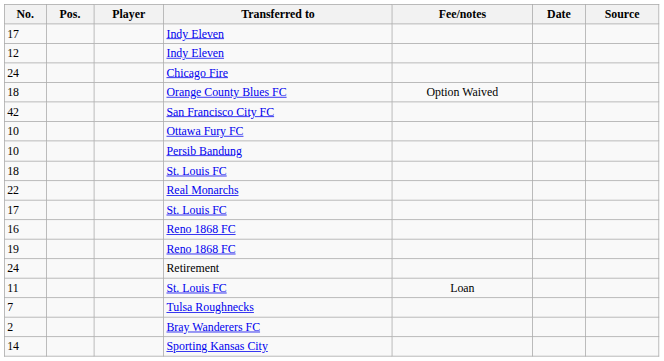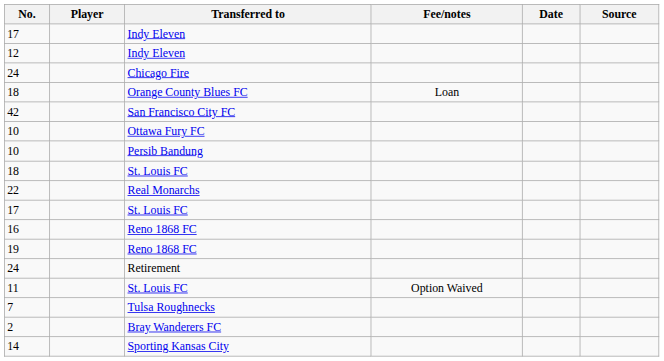- column: (70, 14)
(462, 92) Option Waived -> (447, 92) Loan
(462, 288) Loan -> (447, 288) Option Waived
